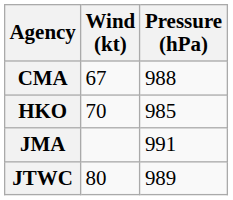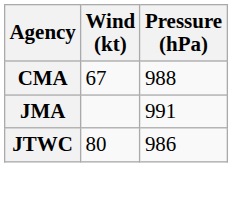- row: (43, 111)
(161, 177) 989 -> (161, 144) 986
